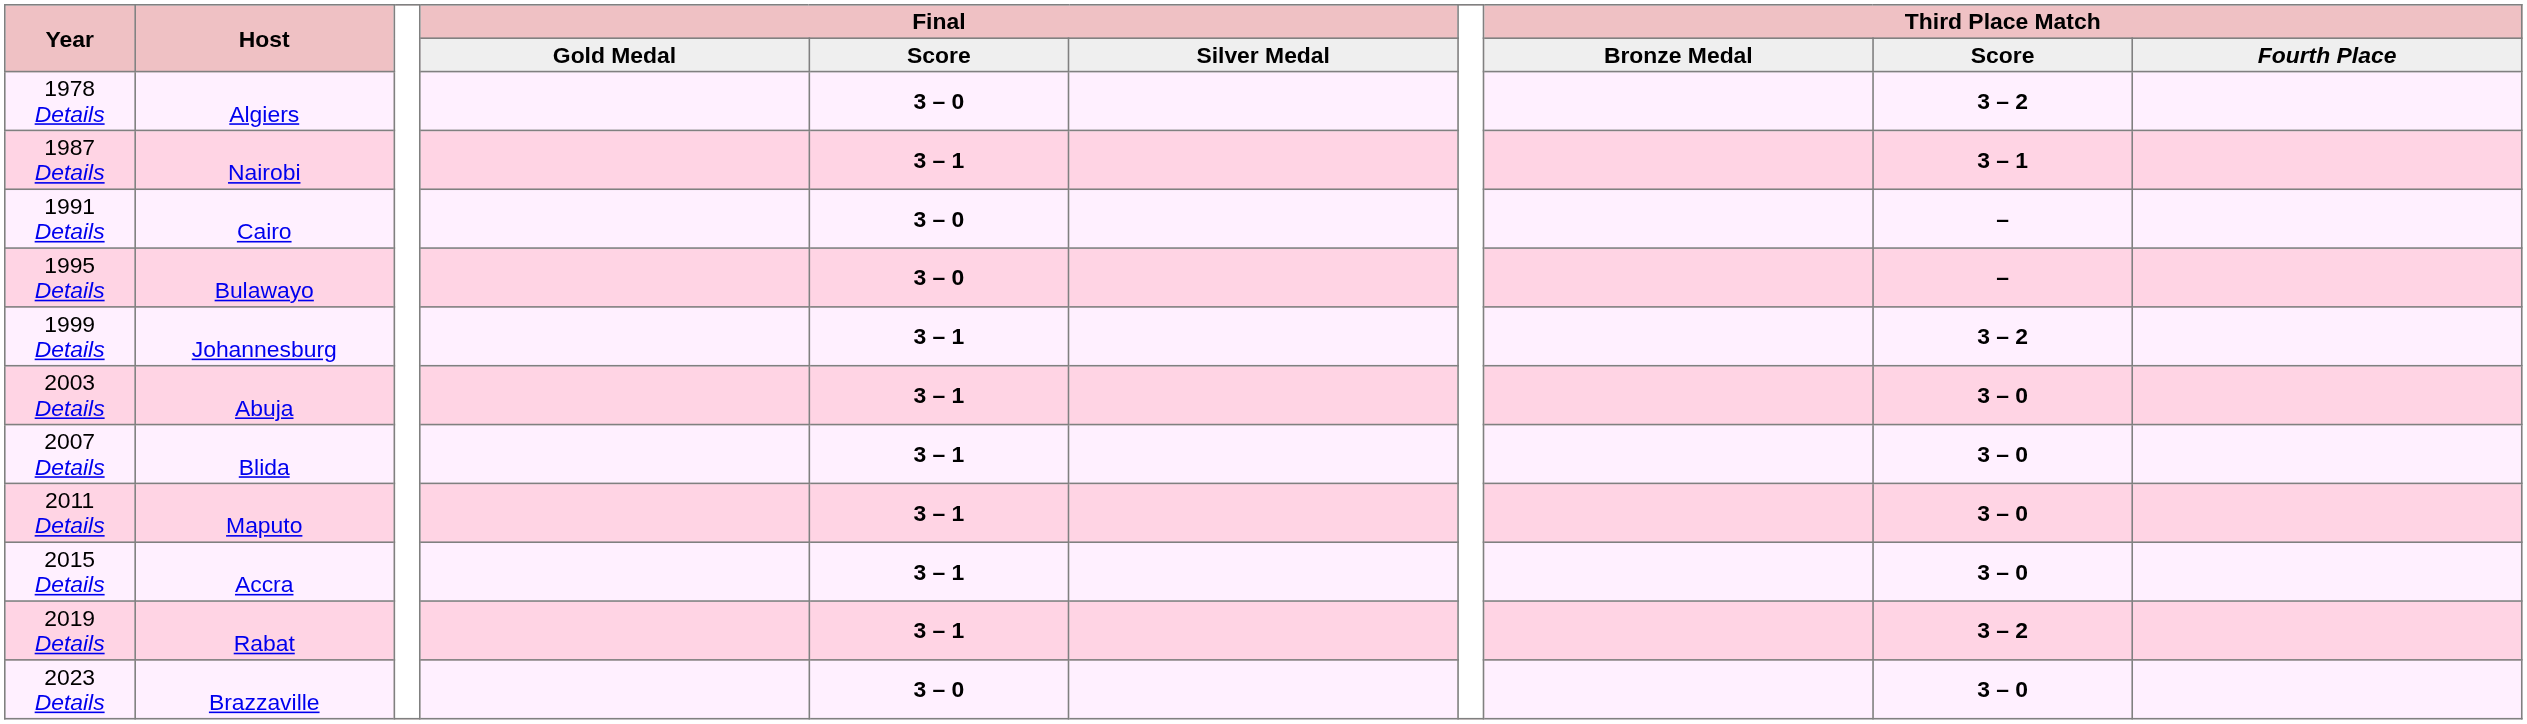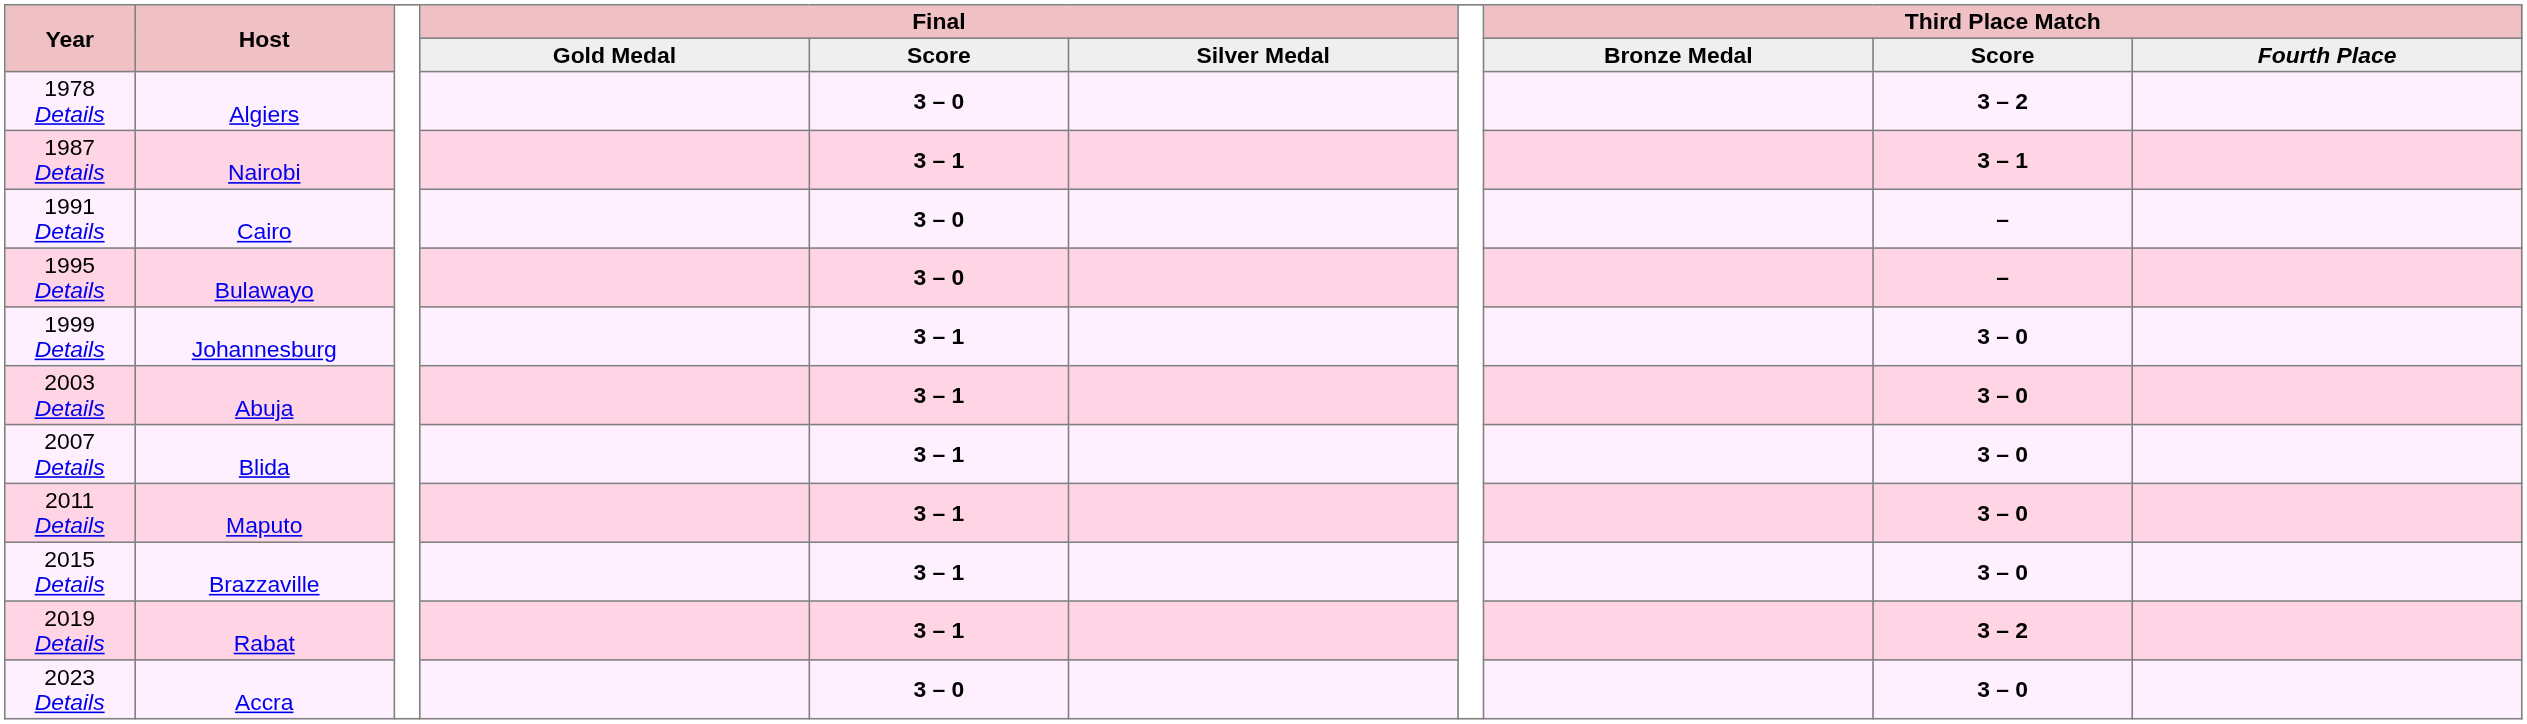(2003, 336) 3 – 2 -> (2003, 336) 3 – 0
(264, 584) Accra -> (264, 584) Brazzaville
(264, 702) Brazzaville -> (264, 702) Accra
